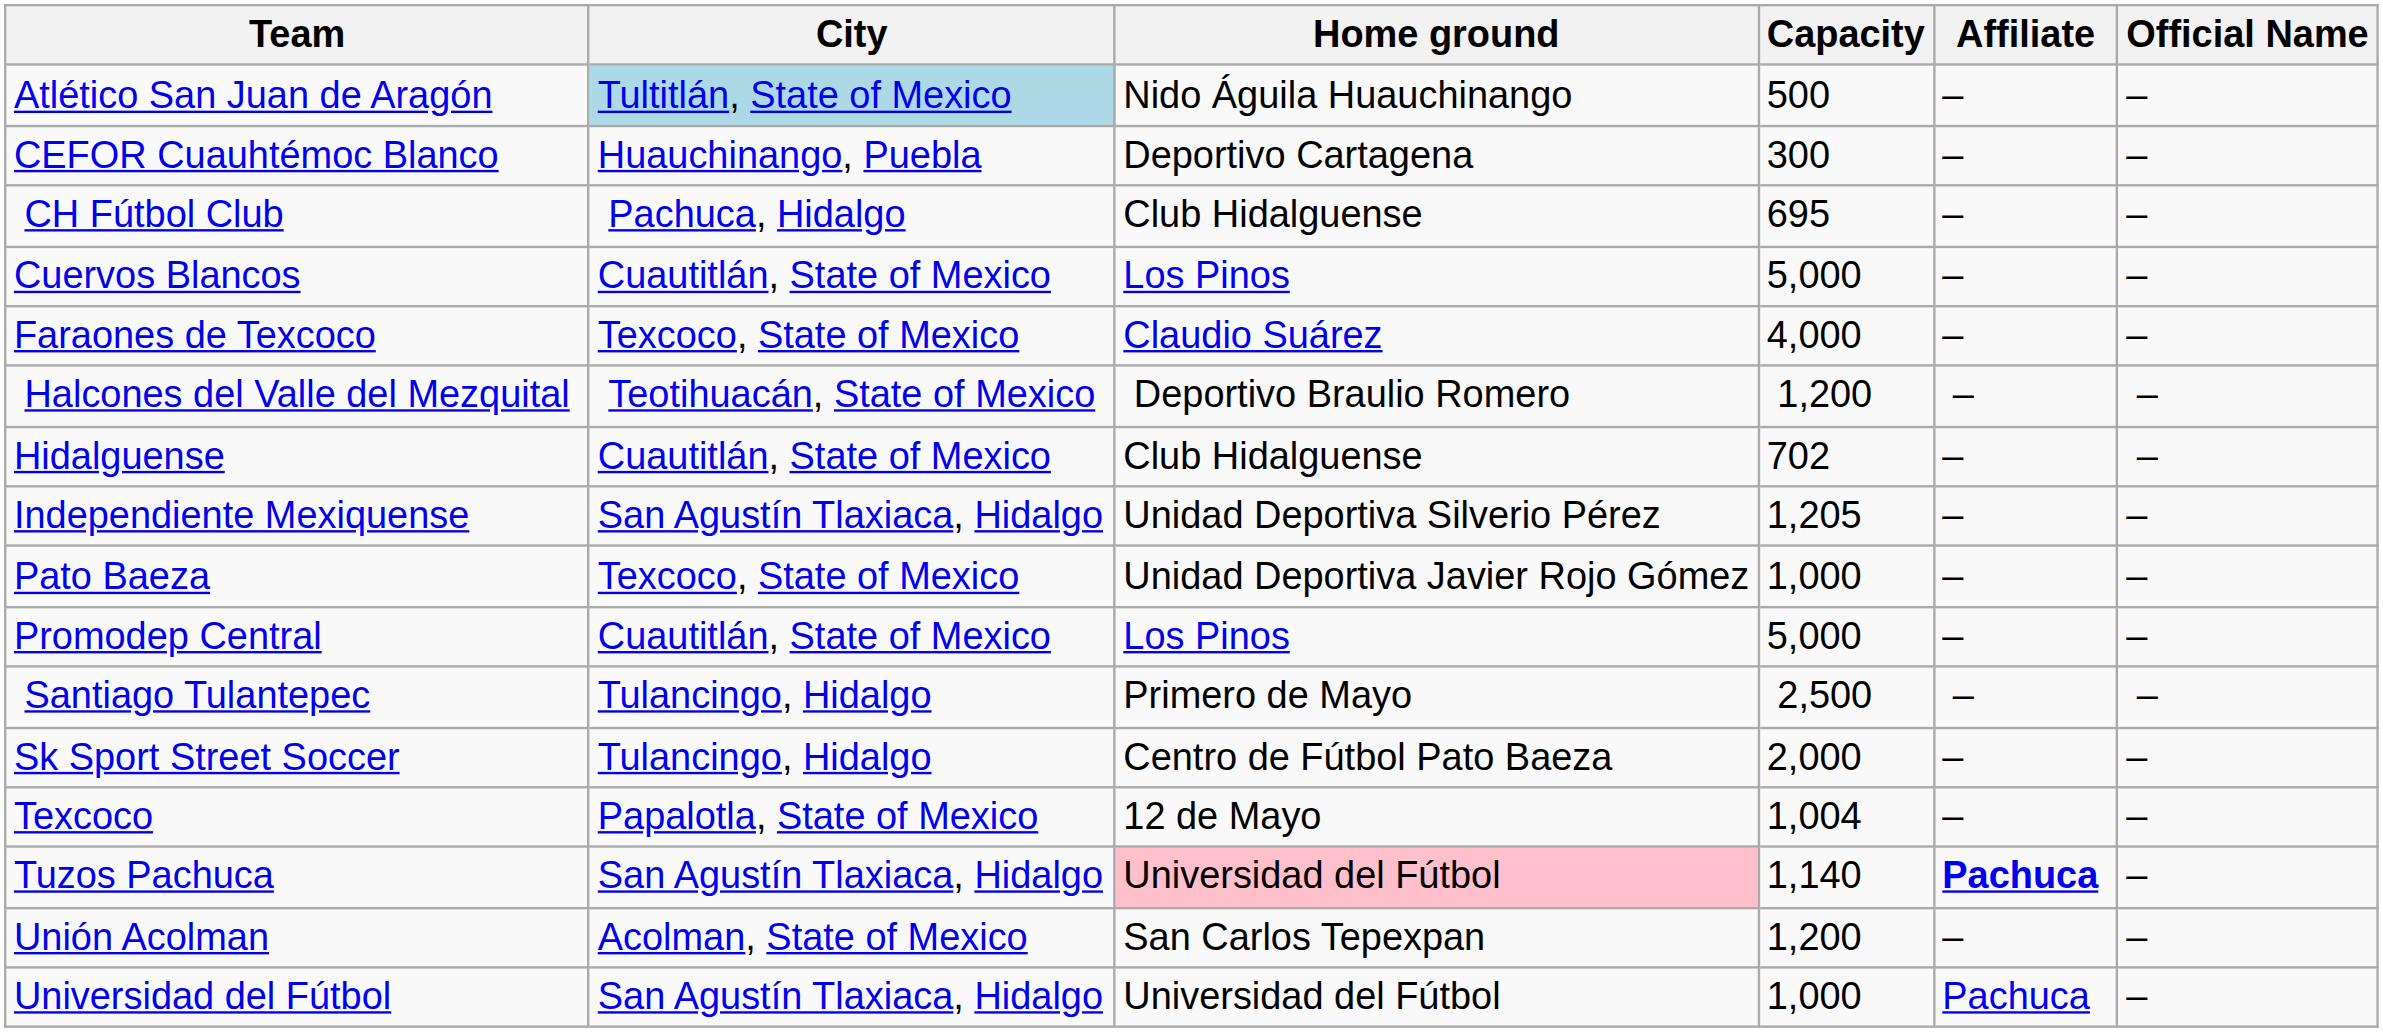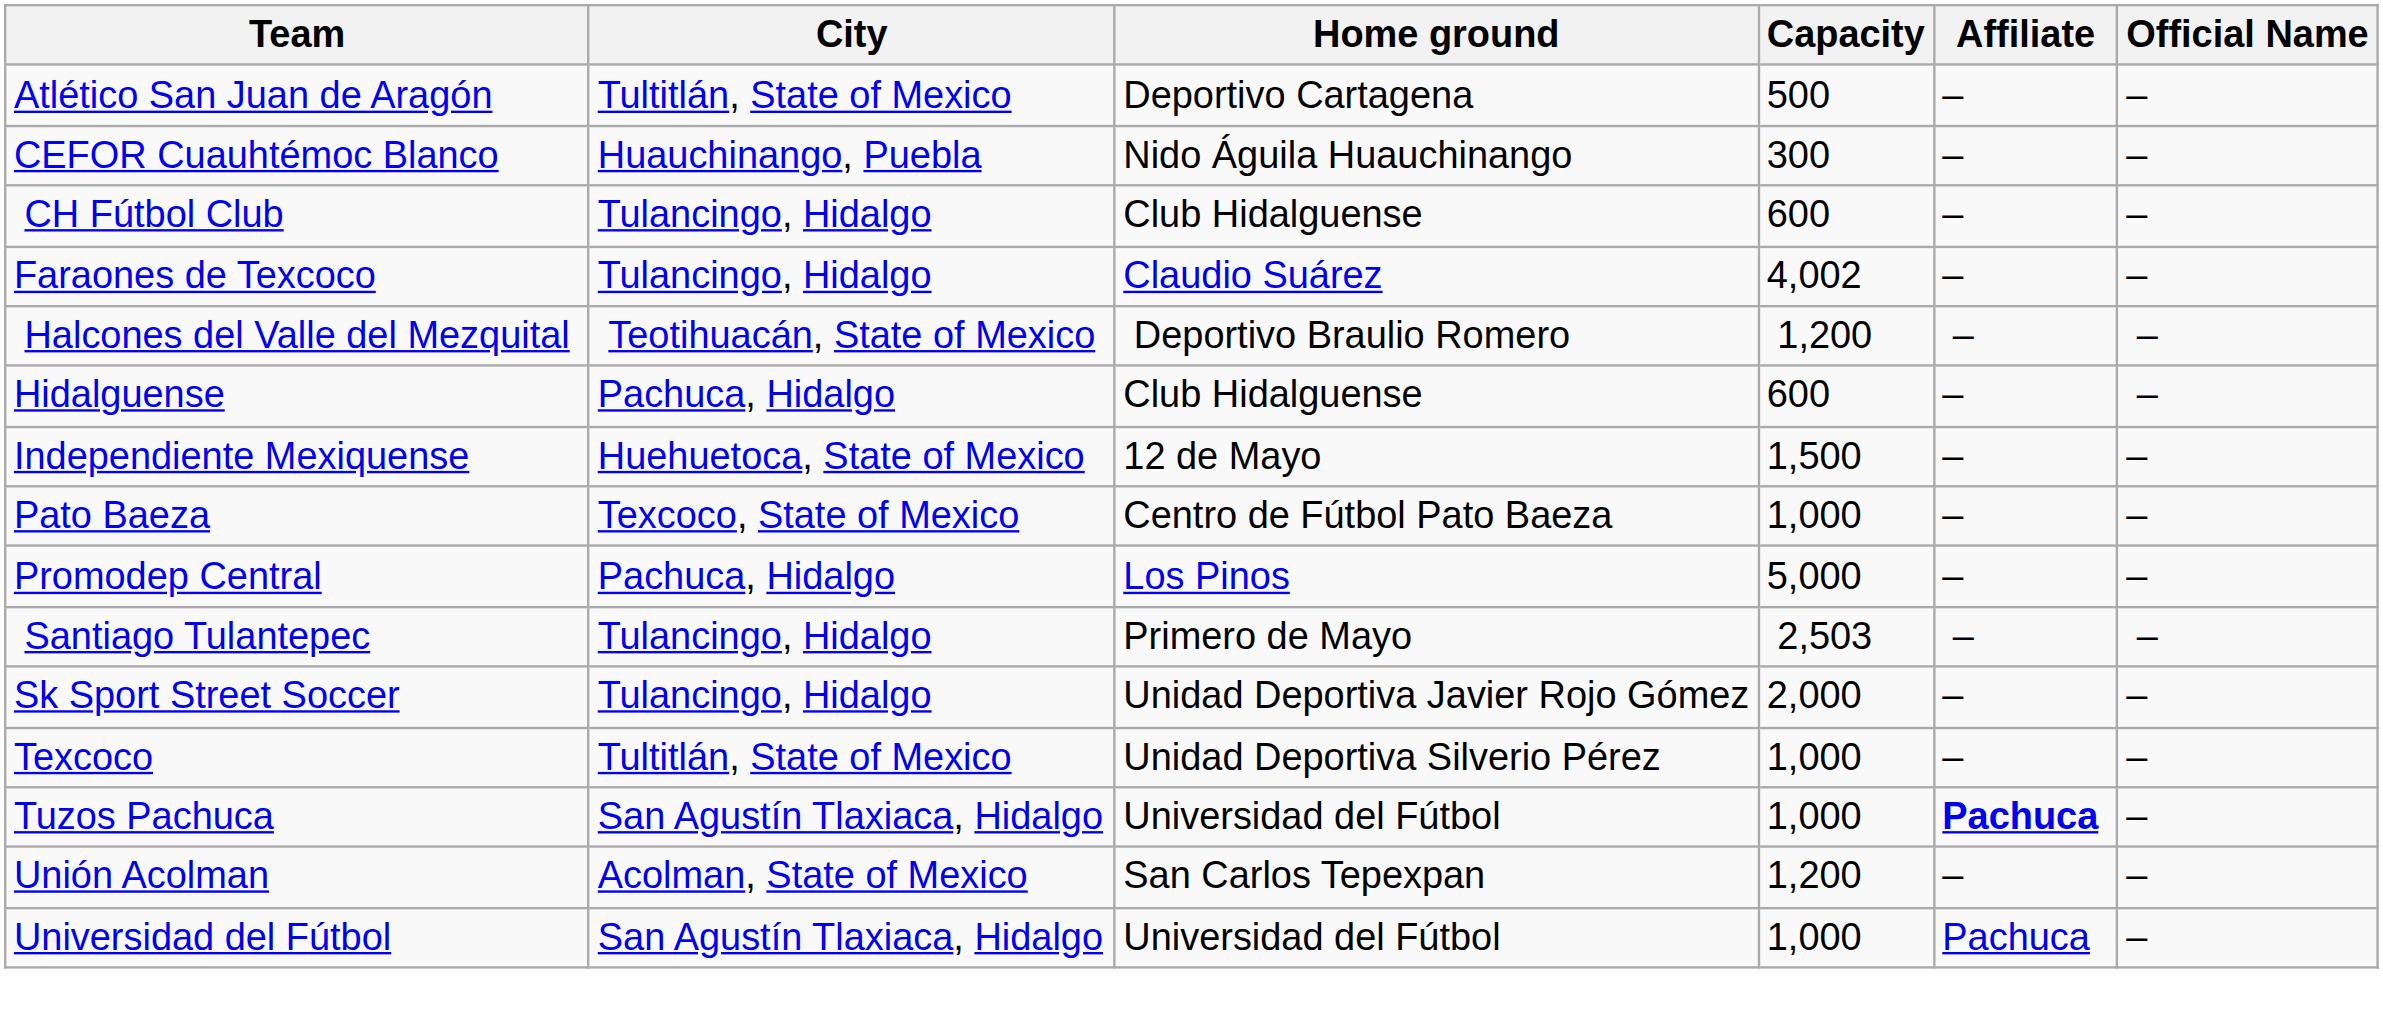(805, 94) lightblue background -> (805, 94) no background
(1348, 94) Nido Águila Huauchinango -> (1298, 94) Deportivo Cartagena
(1298, 154) Deportivo Cartagena -> (1348, 154) Nido Águila Huauchinango
(752, 214) Pachuca, Hidalgo -> (765, 214) Tulancingo, Hidalgo
(1798, 214) 695 -> (1798, 214) 600
- row: (157, 275)
(809, 335) Texcoco, State of Mexico -> (765, 275) Tulancingo, Hidalgo
(1814, 335) 4,000 -> (1814, 275) 4,002
(824, 455) Cuautitlán, State of Mexico -> (746, 395) Pachuca, Hidalgo
(1798, 455) 702 -> (1798, 395) 600
(850, 515) San Agustín Tlaxiaca, Hidalgo -> (841, 455) Huehuetoca, State of Mexico
(1392, 515) Unidad Deportiva Silverio Pérez -> (1222, 455) 12 de Mayo
(1814, 515) 1,205 -> (1814, 455) 1,500
(1436, 575) Unidad Deportiva Javier Rojo Gómez -> (1368, 515) Centro de Fútbol Pato Baeza
(824, 635) Cuautitlán, State of Mexico -> (746, 575) Pachuca, Hidalgo
(1819, 696) 2,500 -> (1819, 635) 2,503
(1368, 756) Centro de Fútbol Pato Baeza -> (1436, 696) Unidad Deportiva Javier Rojo Gómez
(818, 816) Papalotla, State of Mexico -> (805, 756) Tultitlán, State of Mexico
(1222, 816) 12 de Mayo -> (1392, 756) Unidad Deportiva Silverio Pérez
(1814, 816) 1,004 -> (1814, 756) 1,000
(1312, 876) pink background -> (1312, 816) no background
(1814, 876) 1,140 -> (1814, 816) 1,000
